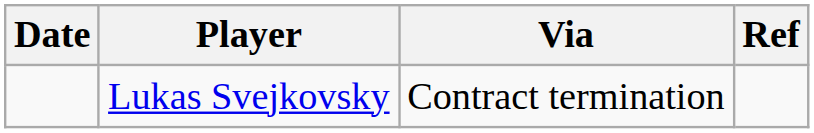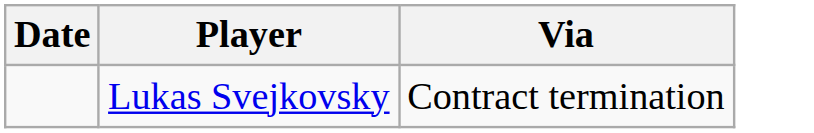- column: (771, 34)
